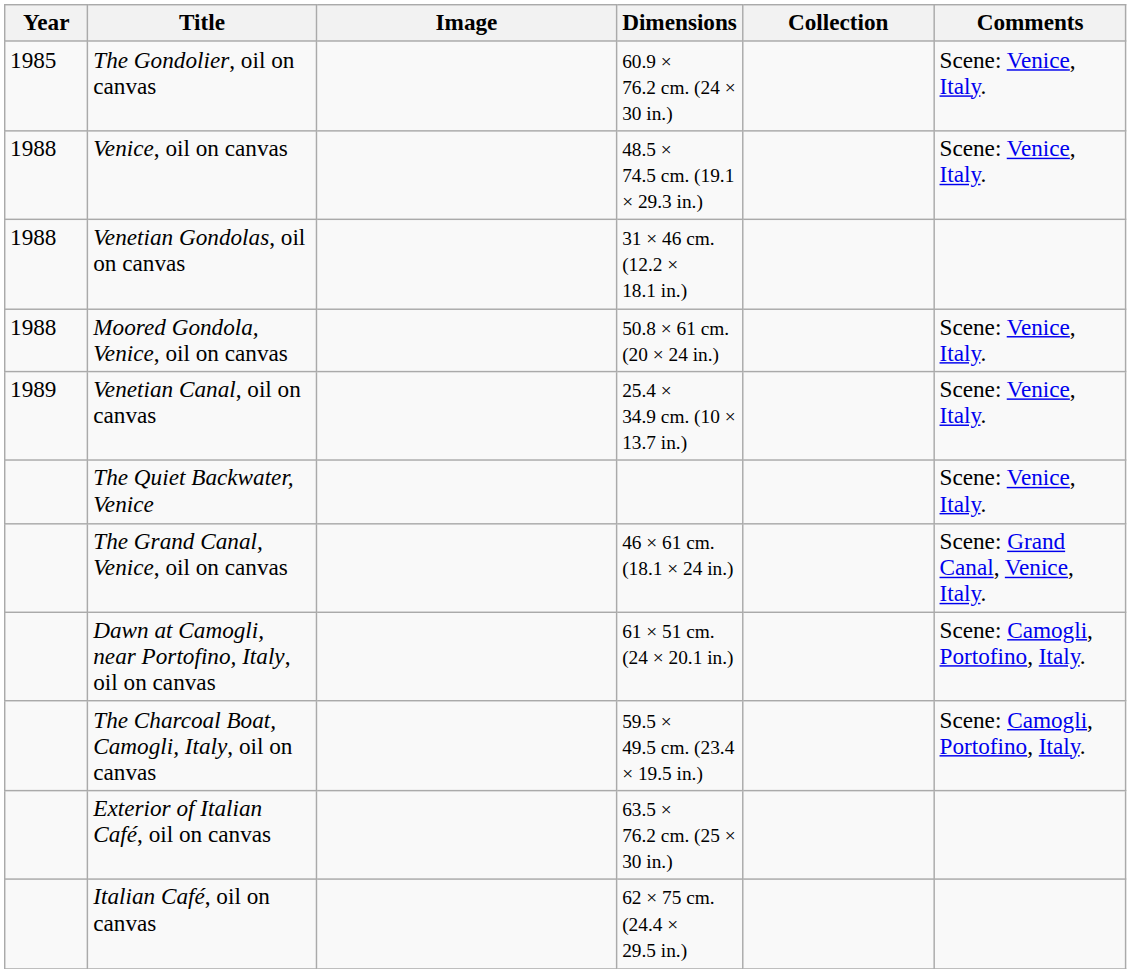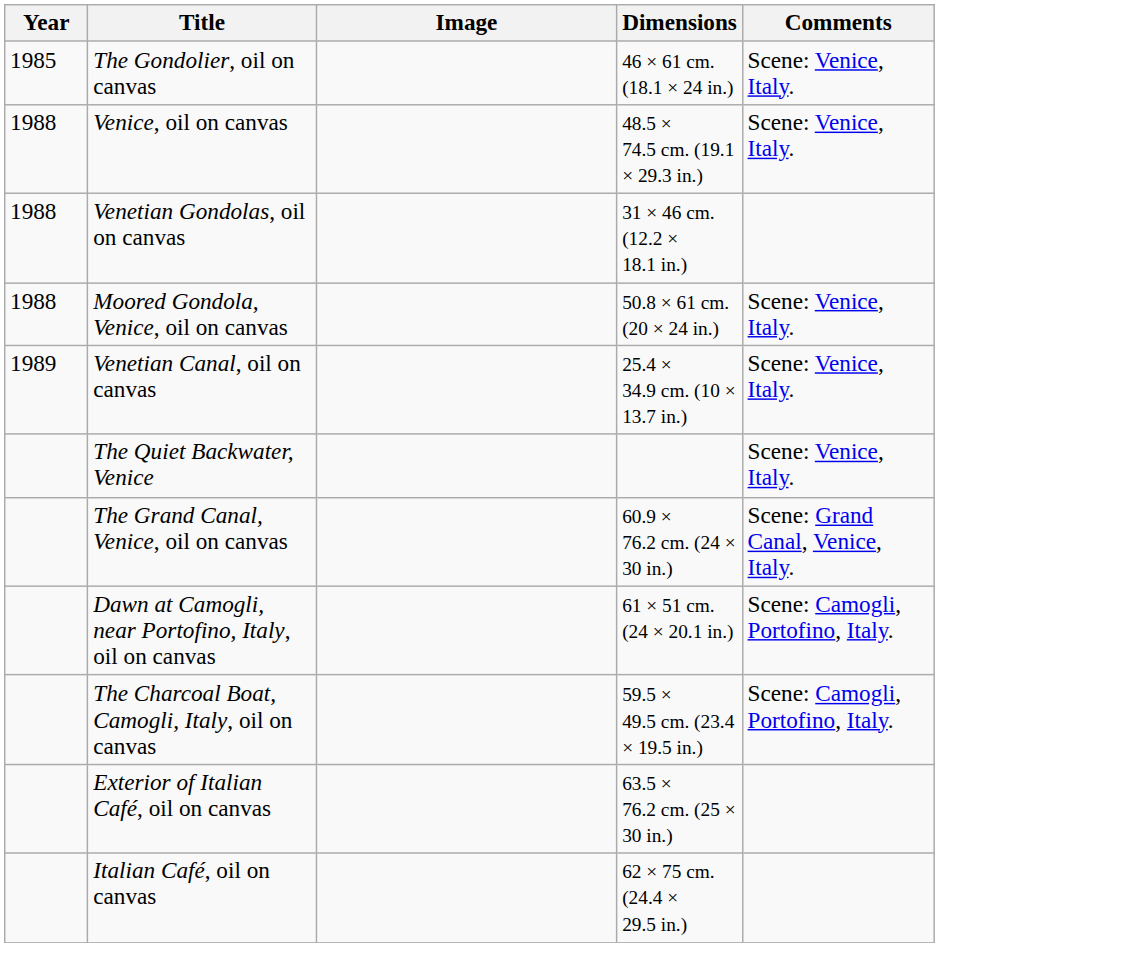- column: (838, 22)
(679, 87) 60.9 × 76.2 cm. (24 × 30 in.) -> (678, 74) 46 × 61 cm. (18.1 × 24 in.)
(678, 555) 46 × 61 cm. (18.1 × 24 in.) -> (679, 542) 60.9 × 76.2 cm. (24 × 30 in.)
